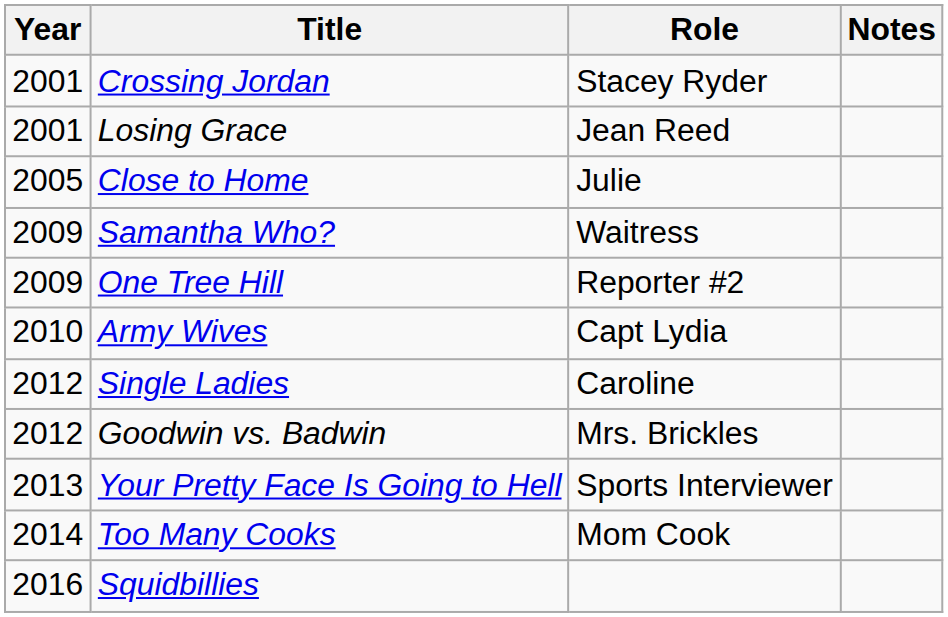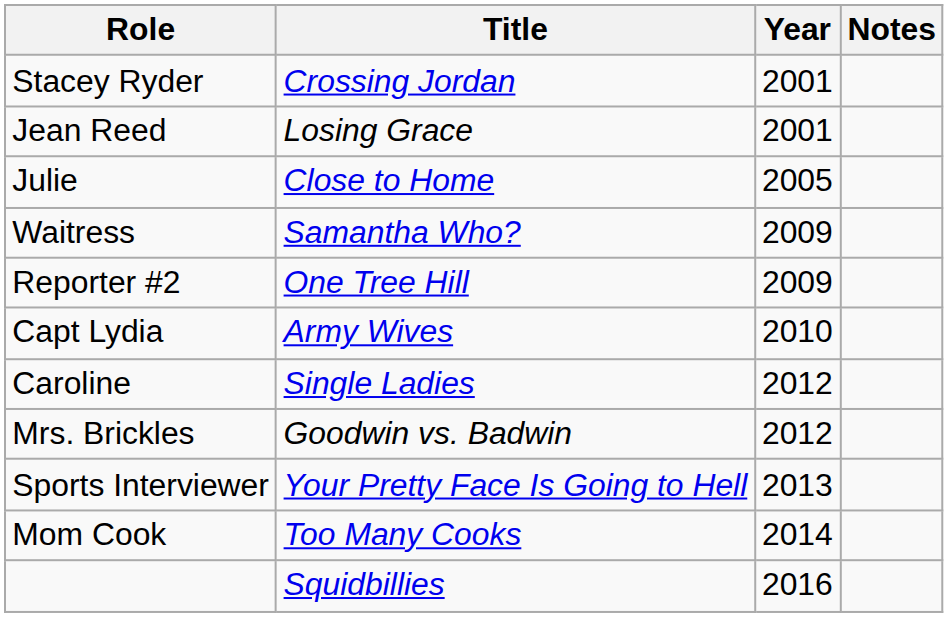columns swapped: (48, 29) <-> (704, 29)
